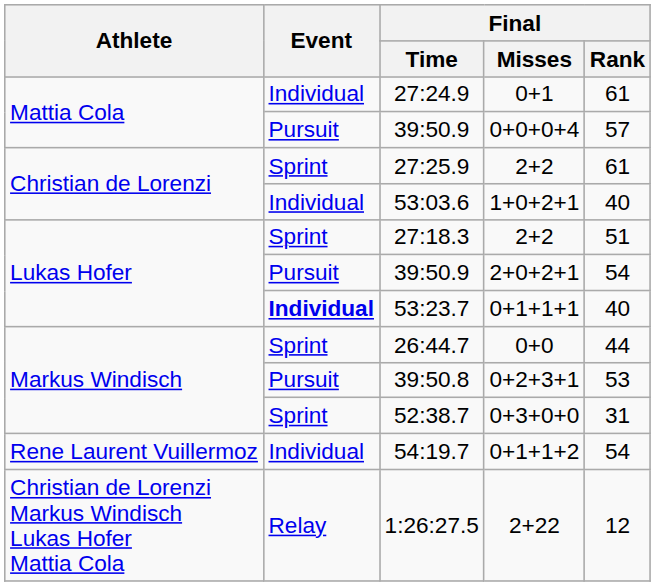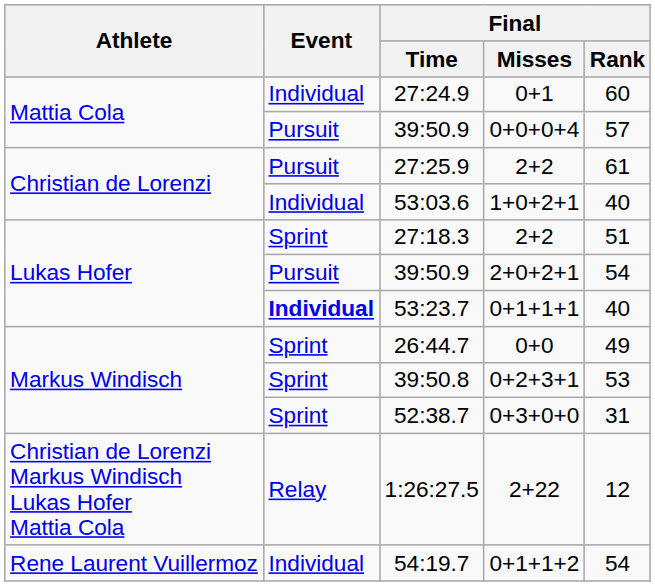(617, 94) 61 -> (617, 94) 60
(298, 166) Sprint -> (304, 166) Pursuit
(617, 344) 44 -> (617, 344) 49
(304, 380) Pursuit -> (298, 380) Sprint
rows swapped: (432, 452) <-> (432, 525)
